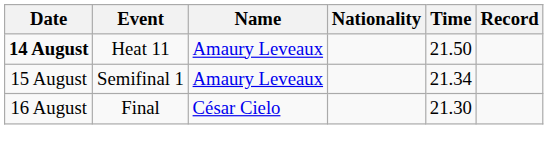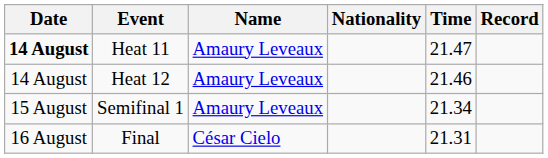(451, 49) 21.50 -> (451, 49) 21.47
+ row: (141, 78)
(451, 108) 21.30 -> (451, 138) 21.31
